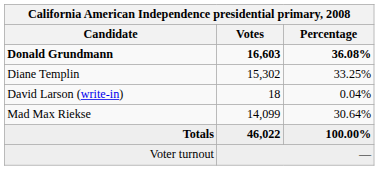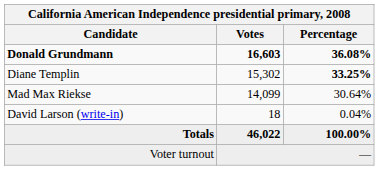(352, 74) normal -> (351, 74) bold
rows swapped: (49, 114) <-> (65, 94)
